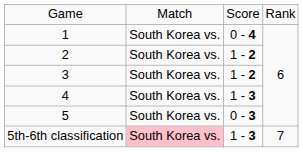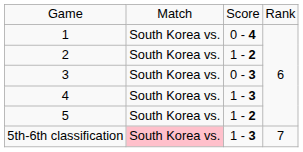(243, 75) 1 - 2 -> (243, 75) 0 - 3
(243, 116) 0 - 3 -> (243, 116) 1 - 2
